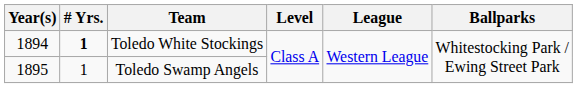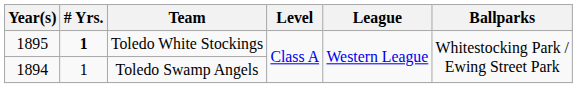(32, 43) 1894 -> (32, 43) 1895
(32, 69) 1895 -> (32, 69) 1894
